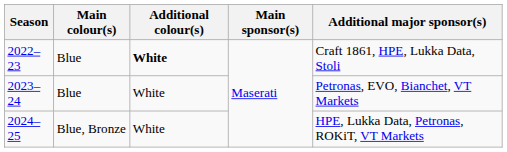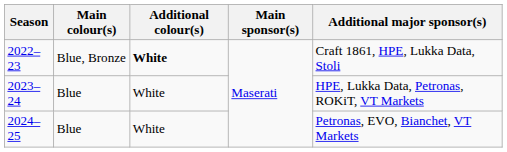(69, 57) Blue -> (91, 57) Blue, Bronze
(393, 93) Petronas, EVO, Bianchet, VT Markets -> (390, 93) HPE, Lukka Data, Petronas, ROKiT, VT Markets
(91, 128) Blue, Bronze -> (69, 128) Blue
(390, 128) HPE, Lukka Data, Petronas, ROKiT, VT Markets -> (393, 128) Petronas, EVO, Bianchet, VT Markets
